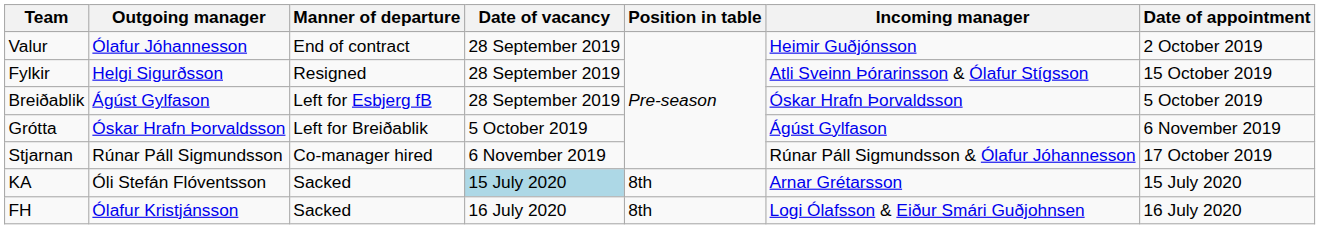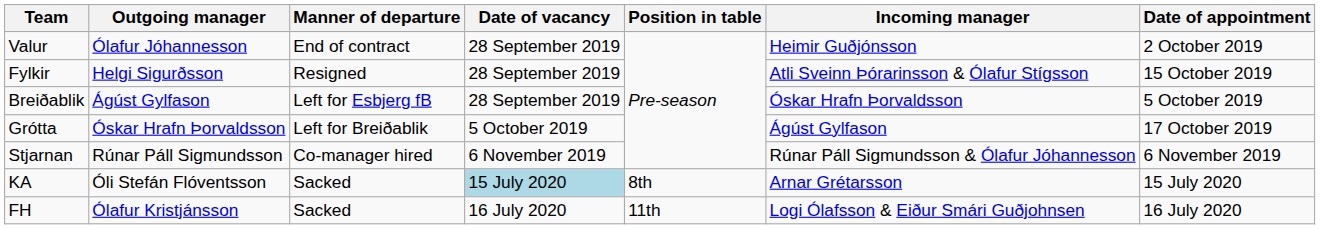(1212, 127) 6 November 2019 -> (1208, 127) 17 October 2019
(1208, 155) 17 October 2019 -> (1212, 155) 6 November 2019
(640, 210) 8th -> (644, 210) 11th
